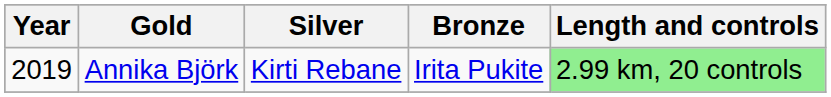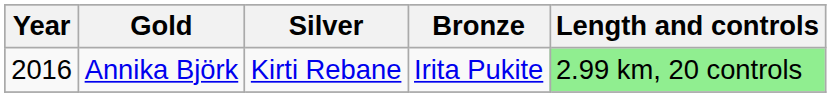(42, 69) 2019 -> (42, 69) 2016
